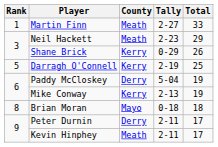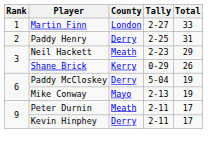(134, 25) Meath -> (126, 25) London
+ row: (59, 39)
- row: (74, 66)
(134, 94) Kerry -> (121, 94) Mayo
- row: (59, 108)
(134, 121) Derry -> (124, 108) Meath
(134, 135) Meath -> (124, 121) Derry
